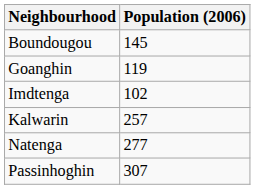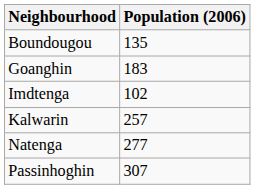(136, 42) 145 -> (136, 42) 135
(135, 68) 119 -> (136, 68) 183
